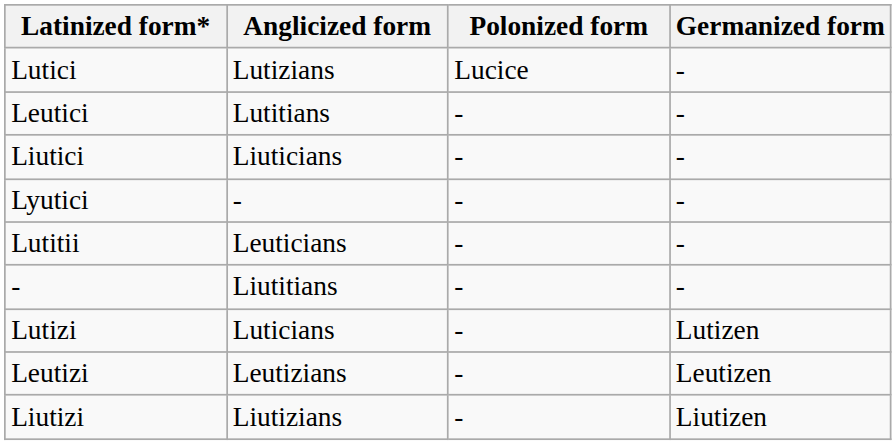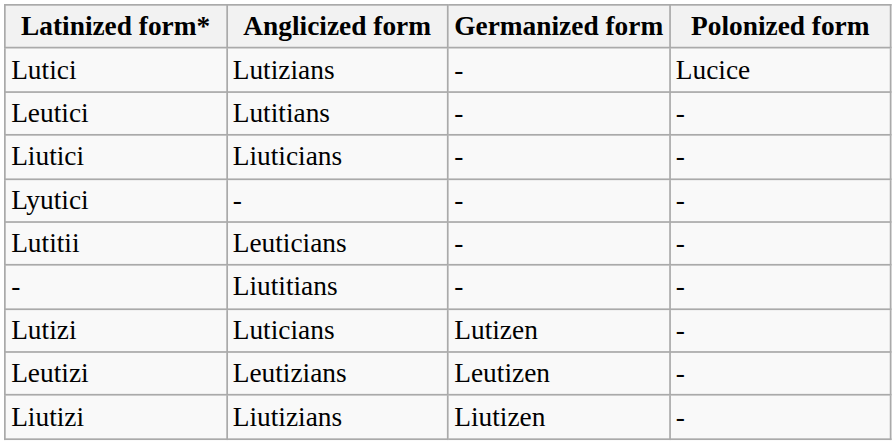columns swapped: (780, 26) <-> (559, 26)
